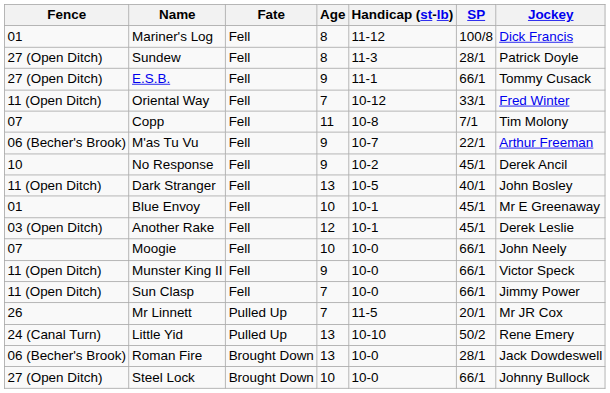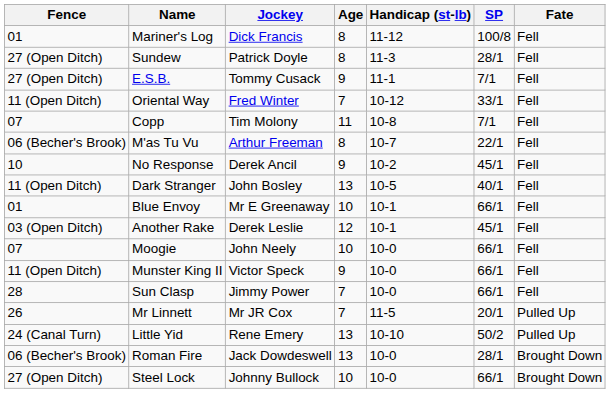columns swapped: (551, 15) <-> (271, 15)
(472, 79) 66/1 -> (487, 79) 7/1
(324, 143) 9 -> (342, 143) 8
(472, 206) 45/1 -> (490, 206) 66/1
(54, 292) 11 (Open Ditch) -> (15, 292) 28
